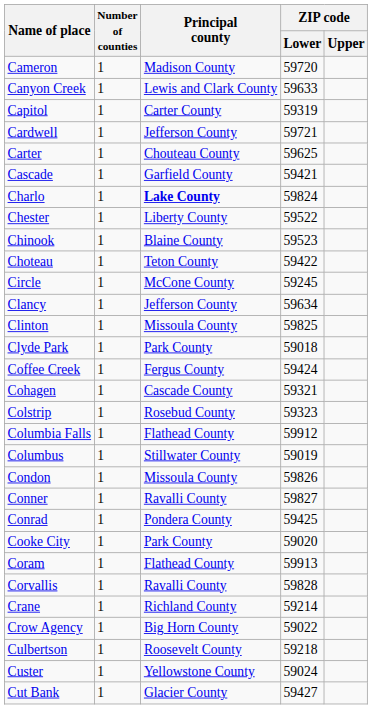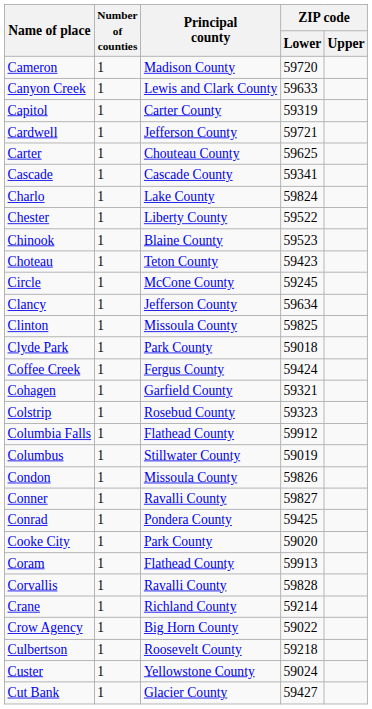(188, 175) Garfield County -> (188, 175) Cascade County
(300, 175) 59421 -> (300, 175) 59341
(182, 196) bold -> (179, 196) normal
(300, 261) 59422 -> (300, 261) 59423
(188, 390) Cascade County -> (188, 390) Garfield County
